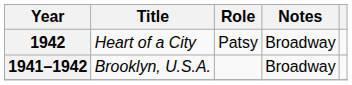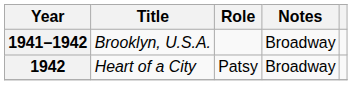rows swapped: (48, 67) <-> (48, 42)
